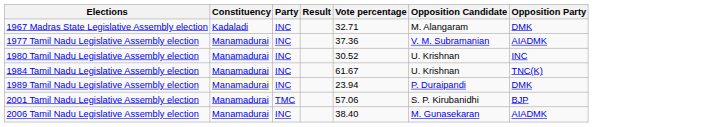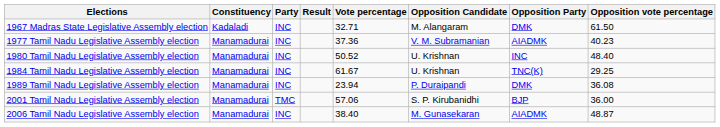+ column: (652, 12)
(347, 56) 30.52 -> (347, 56) 50.52
(240, 85) lightyellow background -> (240, 85) no background
